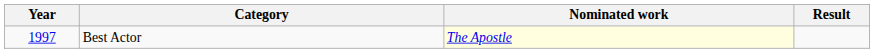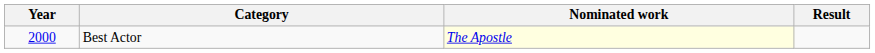(42, 37) 1997 -> (42, 37) 2000
